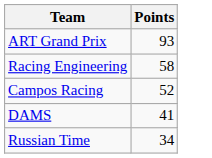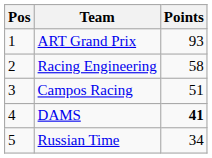+ column: (19, 16)
(167, 90) 52 -> (196, 90) 51
(167, 115) normal -> (196, 115) bold
